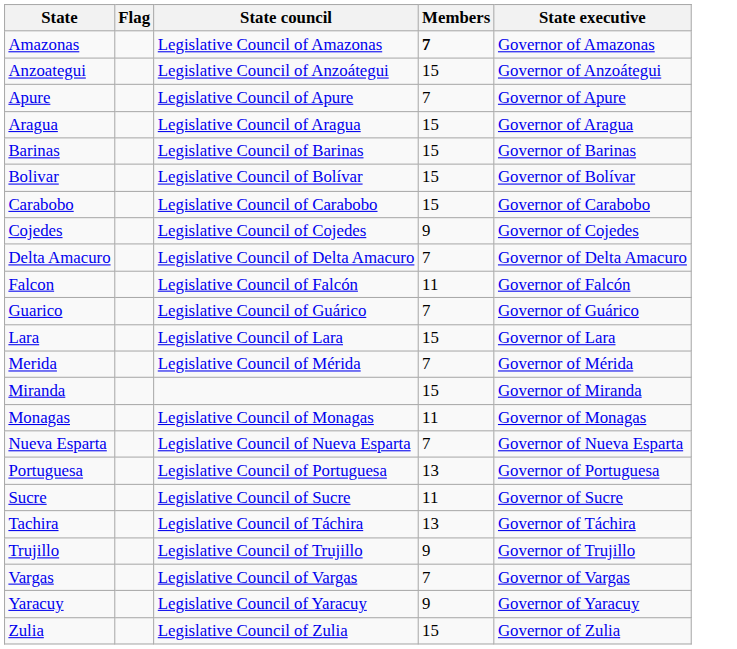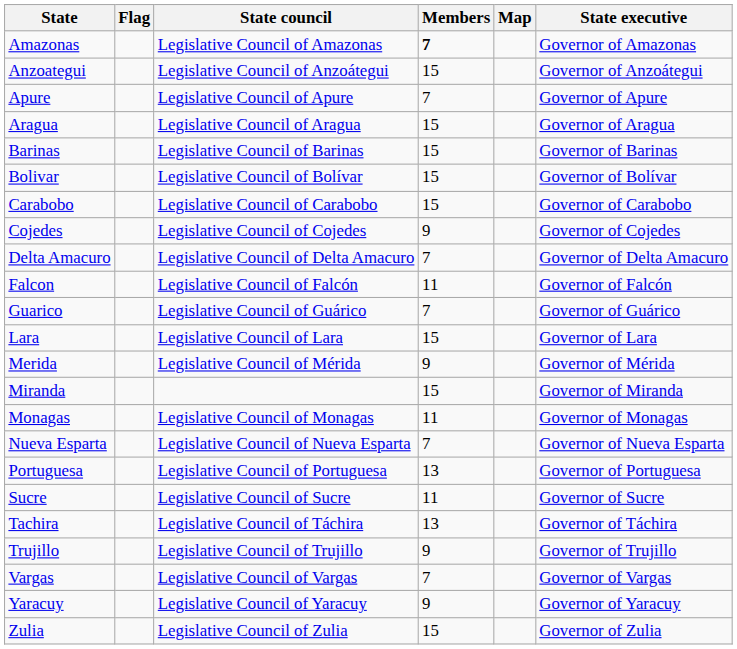+ column: (515, 17)
(426, 364) 7 -> (426, 364) 9
